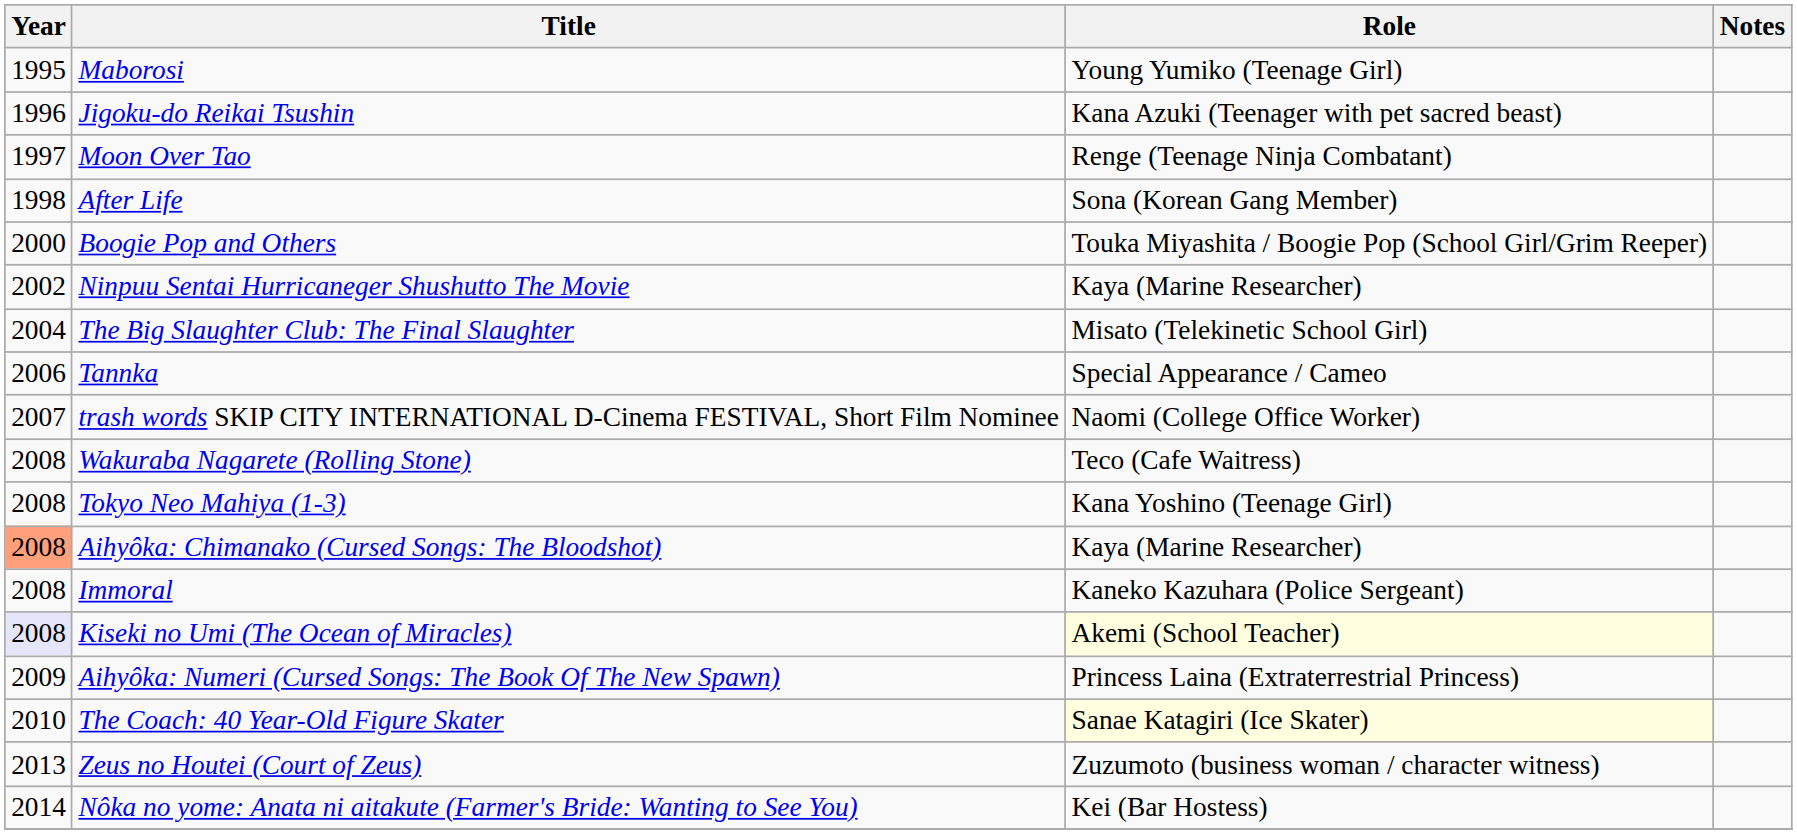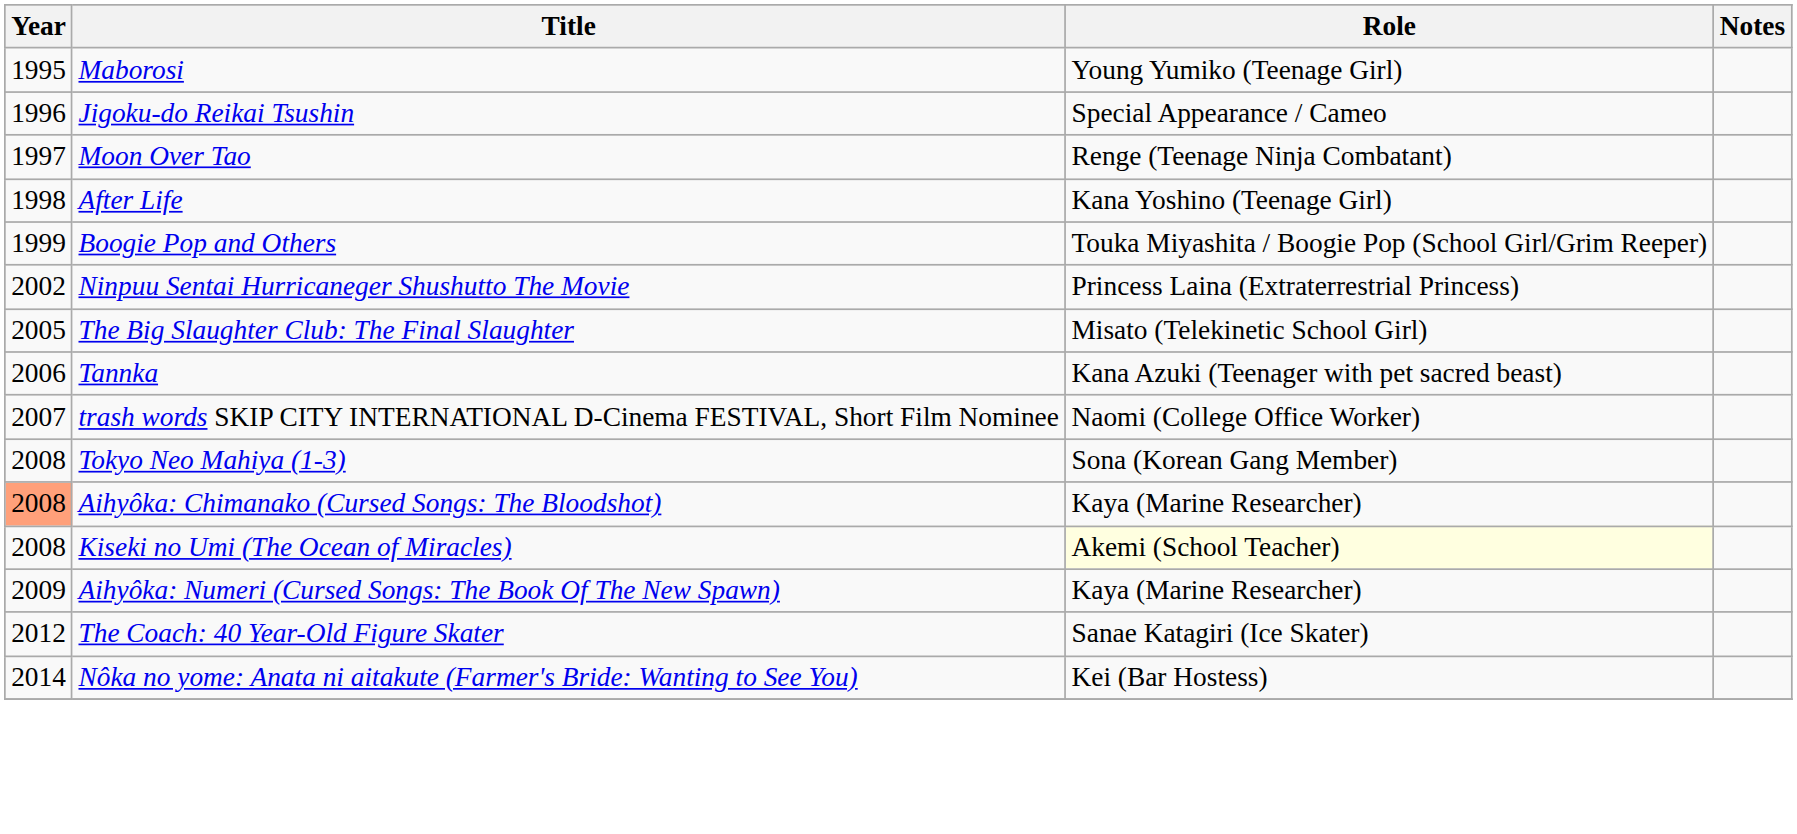(1317, 112) Kana Azuki (Teenager with pet sacred beast) -> (1229, 112) Special Appearance / Cameo
(1234, 199) Sona (Korean Gang Member) -> (1232, 199) Kana Yoshino (Teenage Girl)
(39, 243) 2000 -> (39, 243) 1999
(1217, 286) Kaya (Marine Researcher) -> (1295, 286) Princess Laina (Extraterrestrial Princess)
(39, 329) 2004 -> (39, 329) 2005
(1229, 373) Special Appearance / Cameo -> (1317, 373) Kana Azuki (Teenager with pet sacred beast)
- row: (275, 460)
(1232, 503) Kana Yoshino (Teenage Girl) -> (1234, 460) Sona (Korean Gang Member)
- row: (126, 590)
(39, 633) lavender background -> (39, 546) no background
(1295, 677) Princess Laina (Extraterrestrial Princess) -> (1217, 590) Kaya (Marine Researcher)
(39, 720) 2010 -> (39, 633) 2012
(1220, 720) lightyellow background -> (1220, 633) no background
- row: (250, 763)
